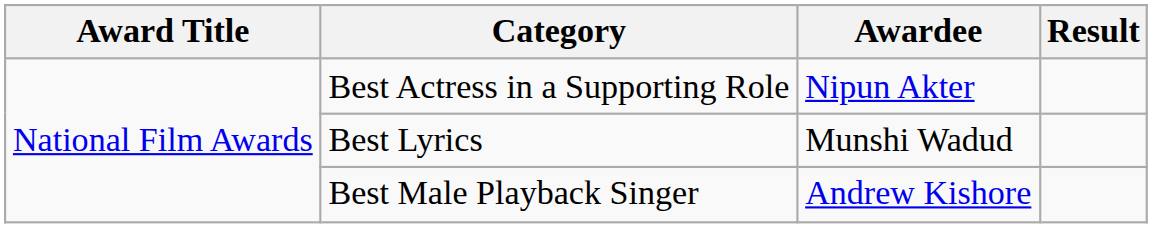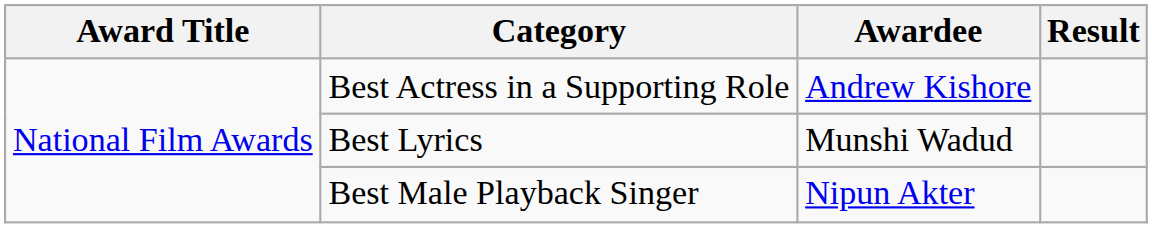(890, 85) Nipun Akter -> (918, 85) Andrew Kishore
(918, 193) Andrew Kishore -> (890, 193) Nipun Akter
